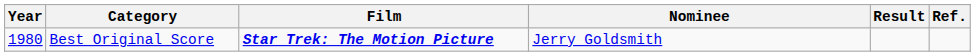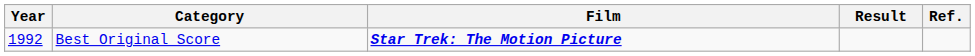- column: (699, 16)
(25, 40) 1980 -> (25, 40) 1992
